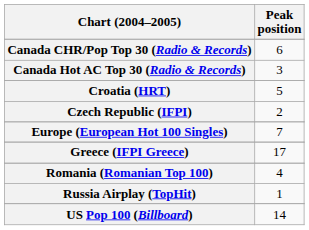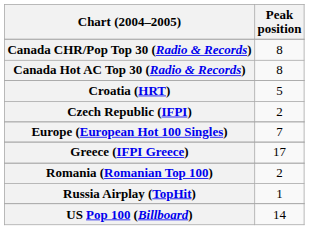(279, 49) 6 -> (279, 49) 8
(279, 70) 3 -> (279, 70) 8
(279, 173) 4 -> (279, 173) 2
